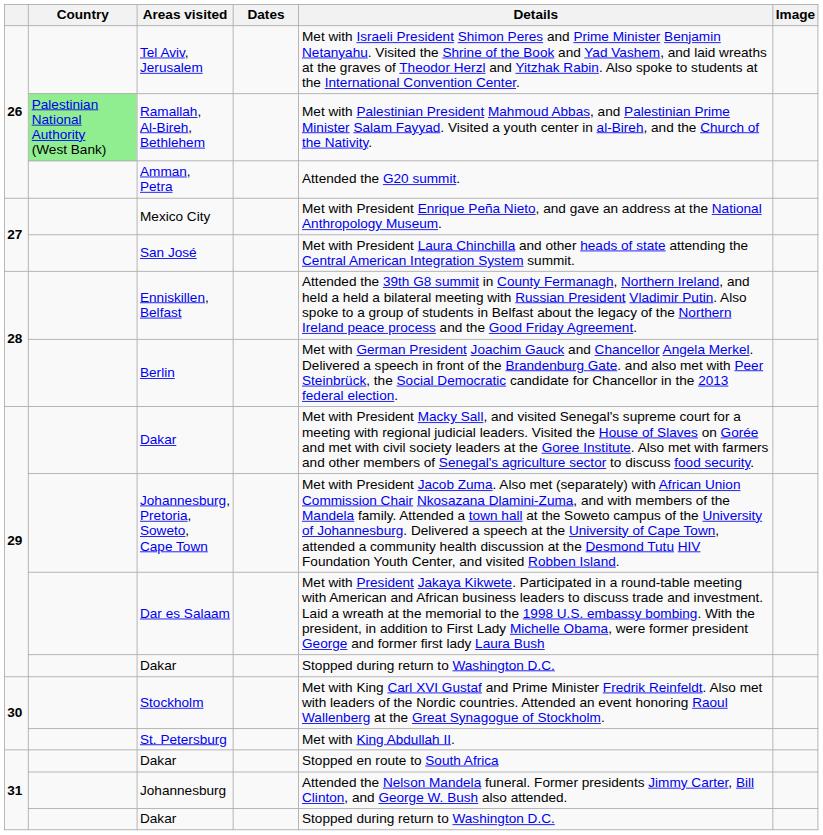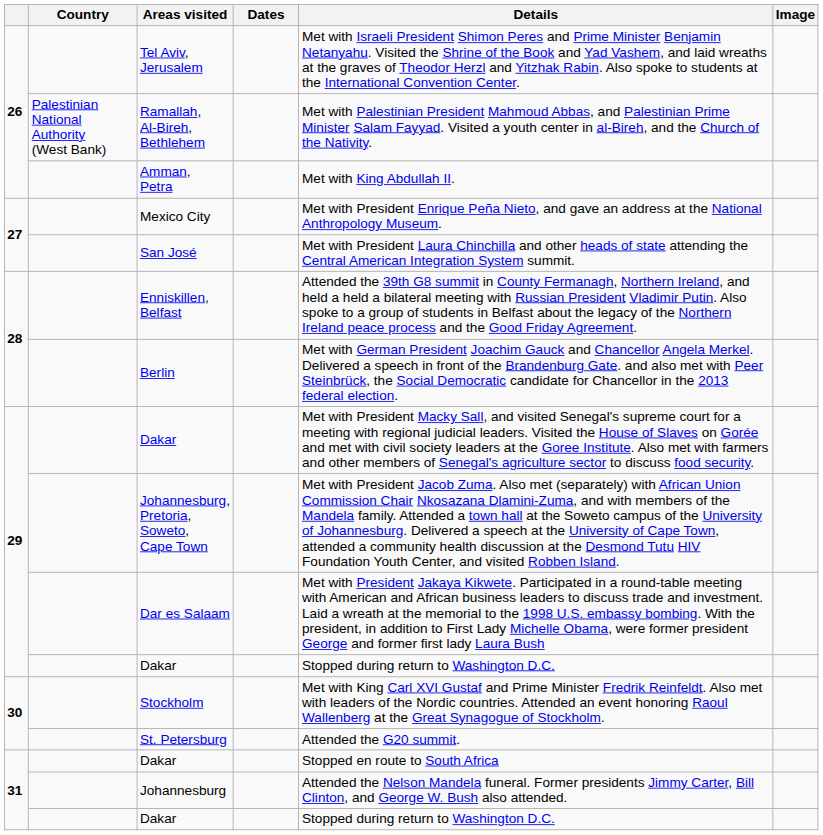(69, 127) lightgreen background -> (69, 127) no background
(381, 179) Attended the G20 summit. -> (378, 179) Met with King Abdullah II.
(378, 739) Met with King Abdullah II. -> (381, 739) Attended the G20 summit.
